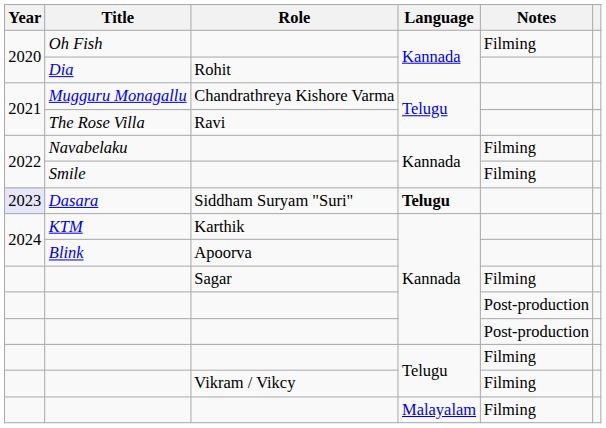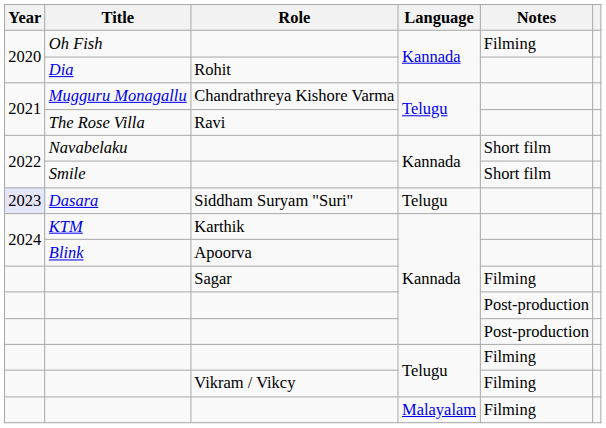(510, 148) Filming -> (517, 148) Short film
(510, 174) Filming -> (517, 174) Short film
(426, 200) bold -> (425, 200) normal
